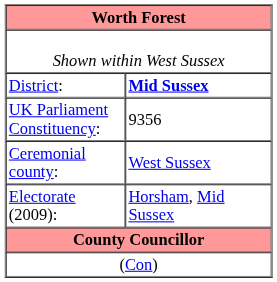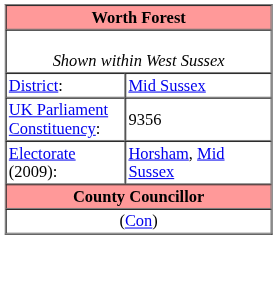(168, 85) bold -> (167, 85) normal
- row: (47, 162)
